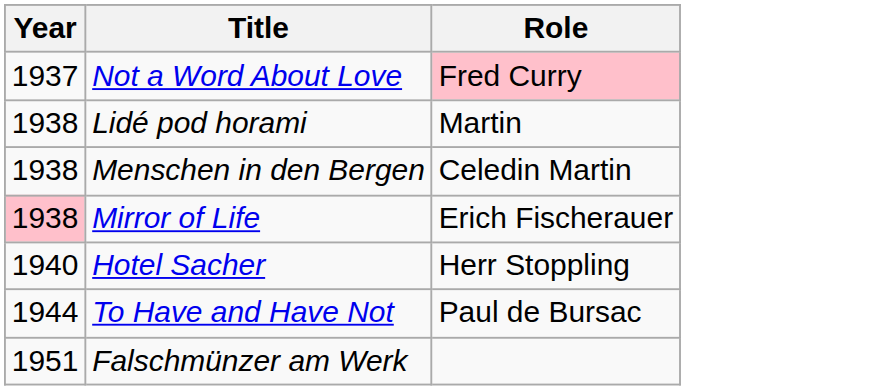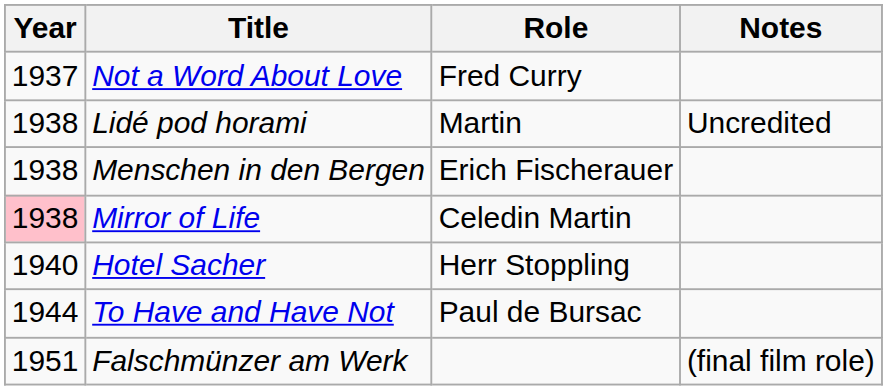+ column: (781, 28)
(510, 75) pink background -> (510, 75) no background
(535, 170) Celedin Martin -> (556, 170) Erich Fischerauer
(556, 218) Erich Fischerauer -> (535, 218) Celedin Martin
